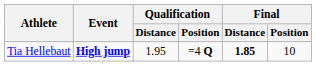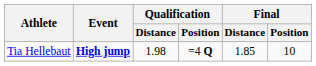(156, 51) 1.95 -> (156, 51) 1.98
(245, 51) bold -> (245, 51) normal
